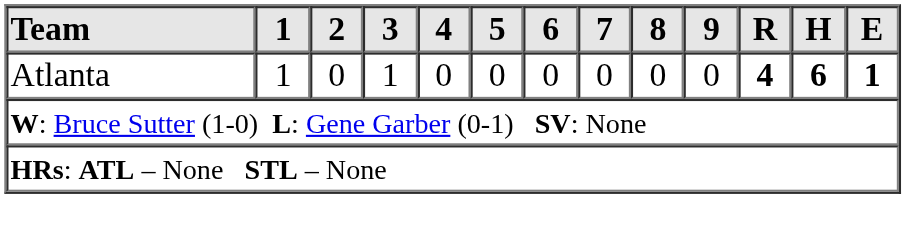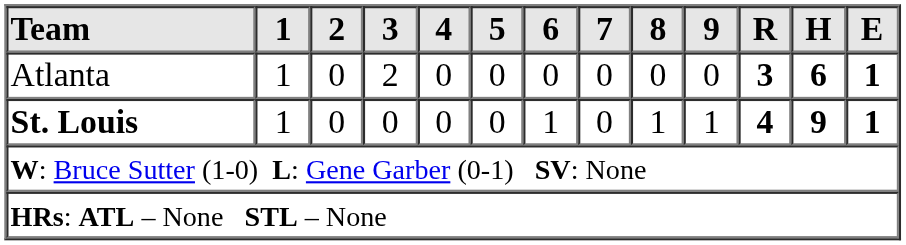(390, 75) 1 -> (390, 75) 2
(765, 75) 4 -> (765, 75) 3
+ row: (74, 121)
